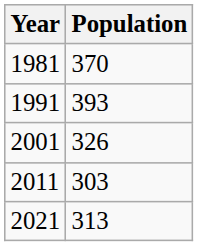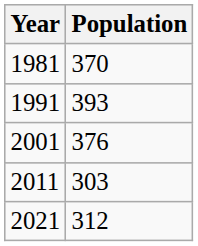(90, 142) 326 -> (90, 142) 376
(90, 220) 313 -> (90, 220) 312
